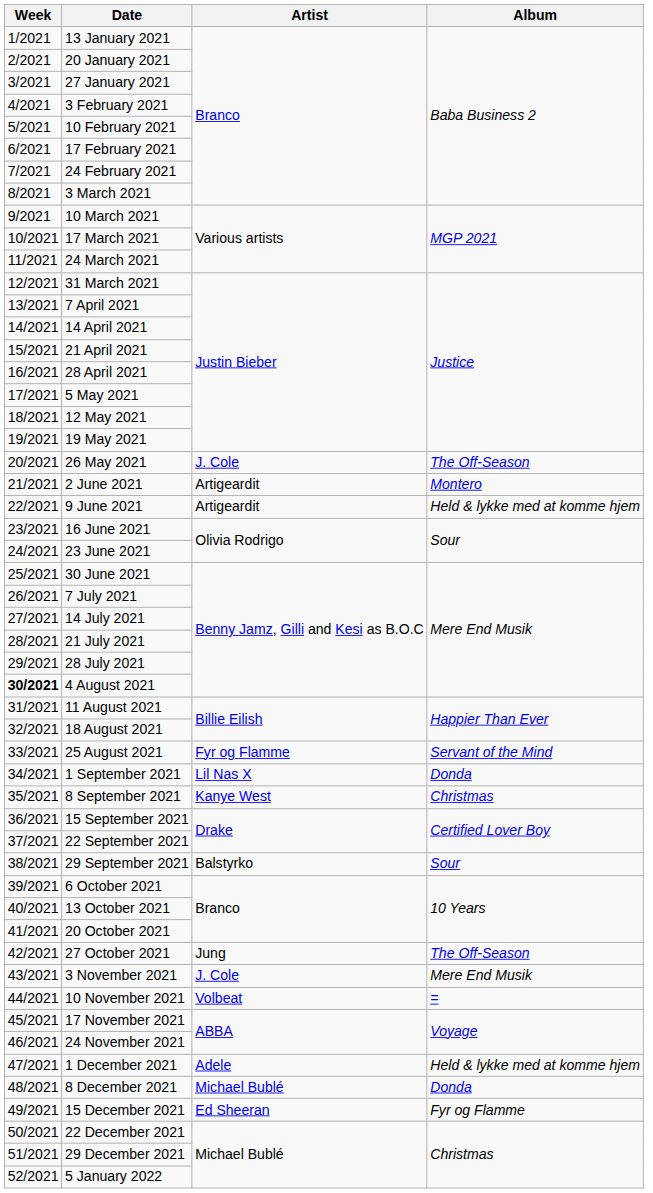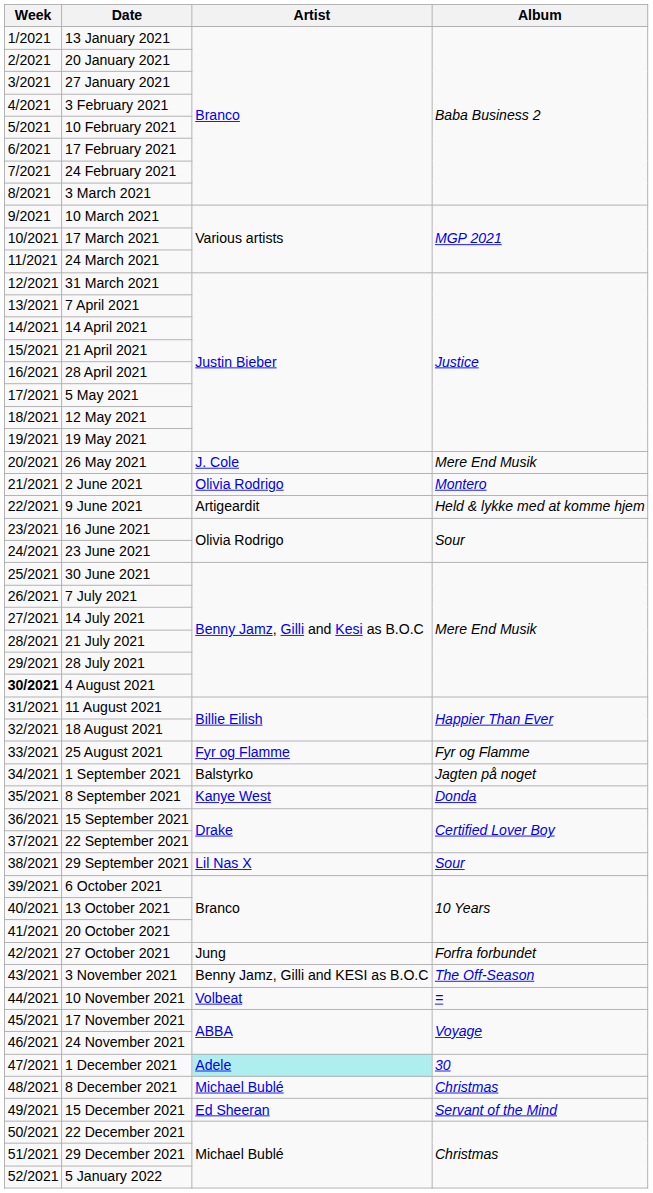(480, 462) The Off-Season -> (486, 462) Mere End Musik
(227, 484) Artigeardit -> (239, 484) Olivia Rodrigo
(491, 752) Servant of the Mind -> (482, 752) Fyr og Flamme
(223, 774) Lil Nas X -> (224, 774) Balstyrko
(451, 774) Donda -> (485, 774) Jagten på noget
(462, 797) Christmas -> (456, 797) Donda
(224, 864) Balstyrko -> (223, 864) Lil Nas X
(480, 953) The Off-Season -> (485, 953) Forfra forbundet
(217, 975) J. Cole -> (312, 975) Benny Jamz, Gilli and KESI as B.O.C
(481, 975) Mere End Musik -> (485, 975) The Off-Season
(213, 1065) no background -> (213, 1065) paleturquoise background
(535, 1065) Held & lykke med at komme hjem -> (443, 1065) 30
(451, 1087) Donda -> (467, 1087) Christmas
(478, 1109) Fyr og Flamme -> (496, 1109) Servant of the Mind
